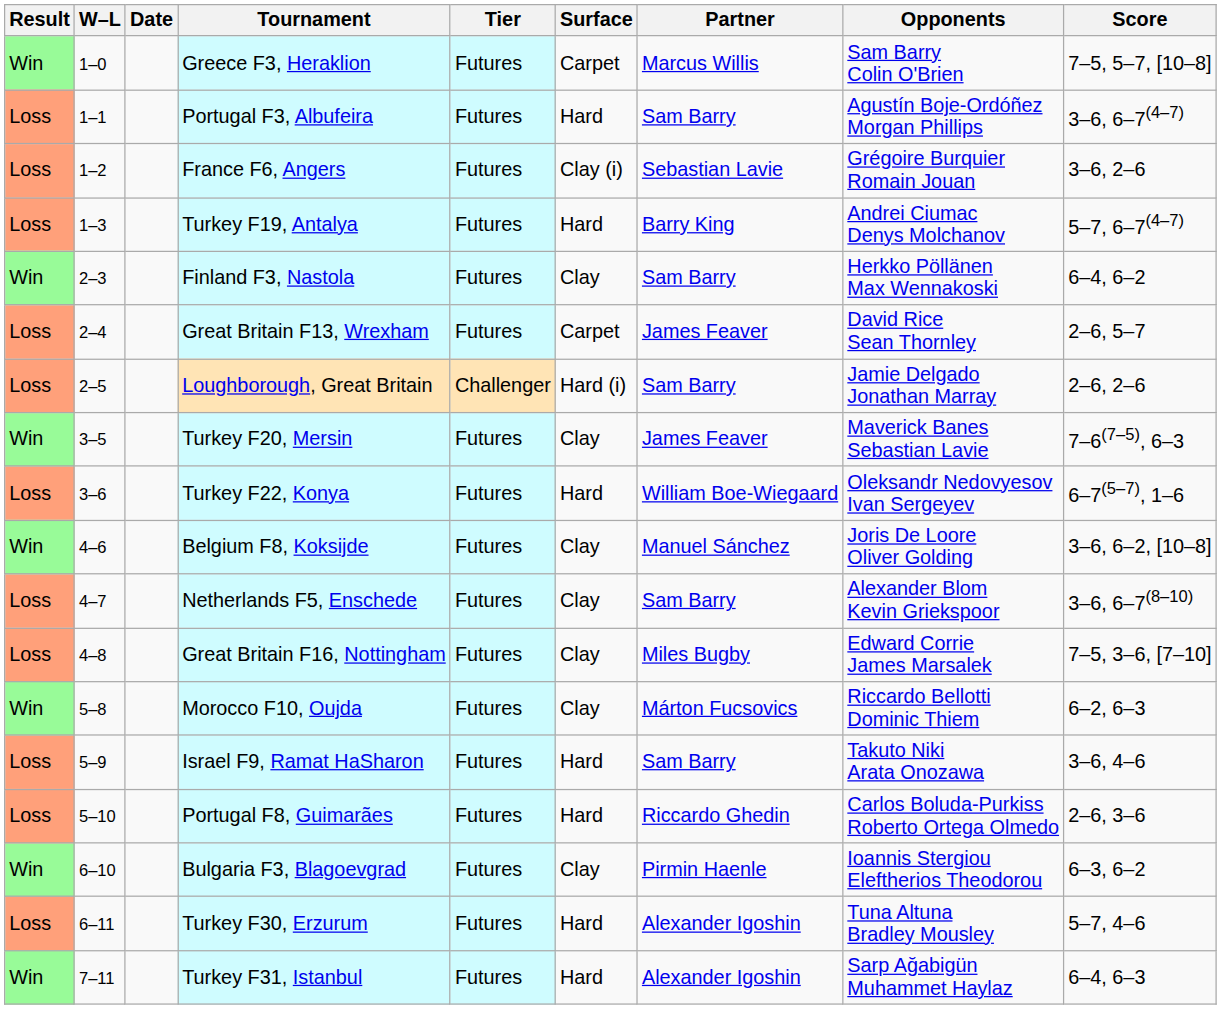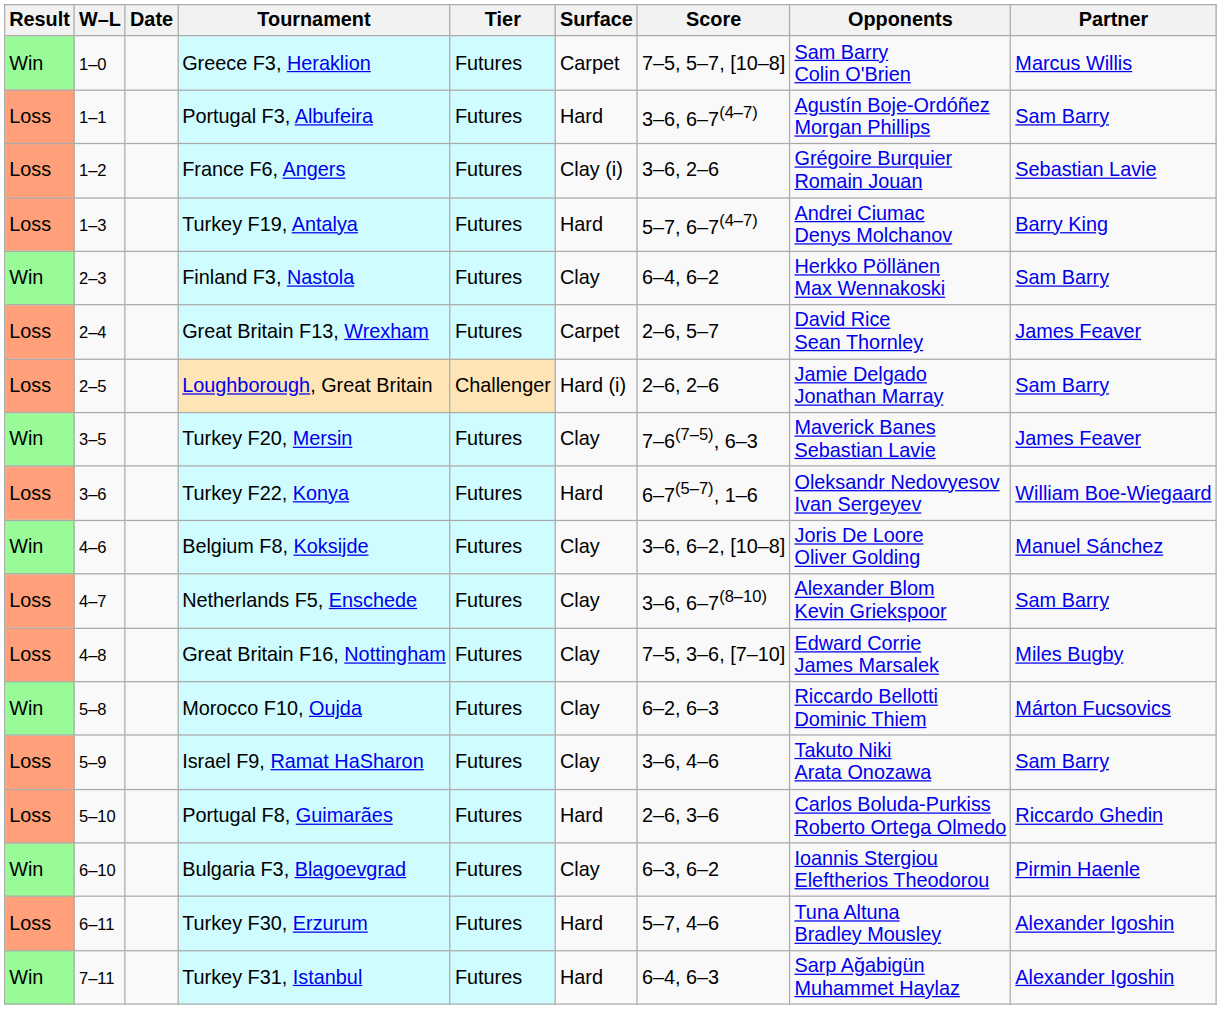columns swapped: (740, 20) <-> (1140, 20)
(581, 762) Hard -> (580, 762) Clay
